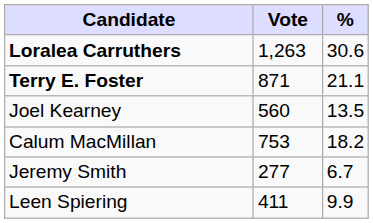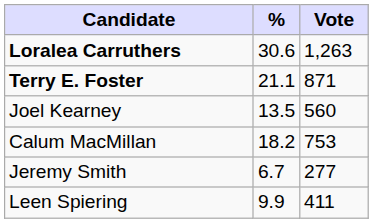columns swapped: (288, 19) <-> (345, 19)
